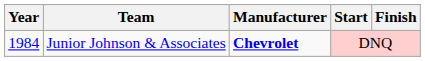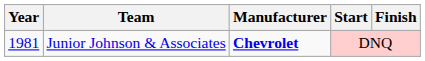(24, 43) 1984 -> (24, 43) 1981
